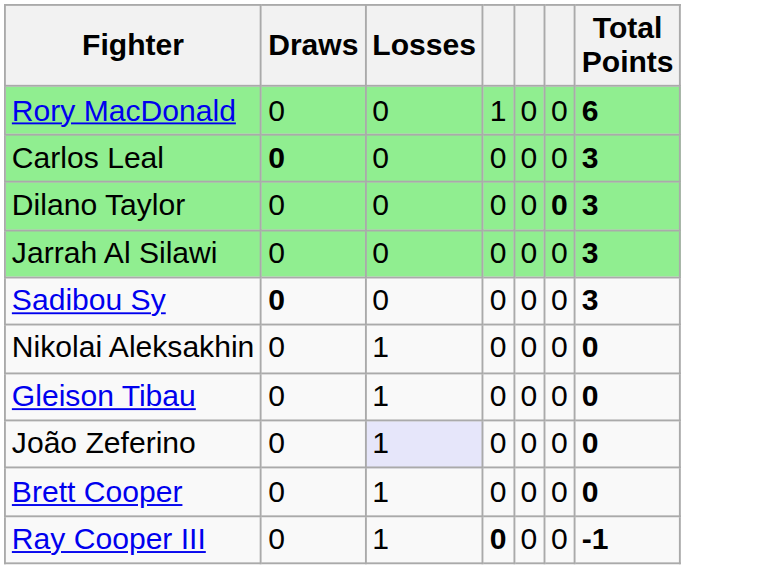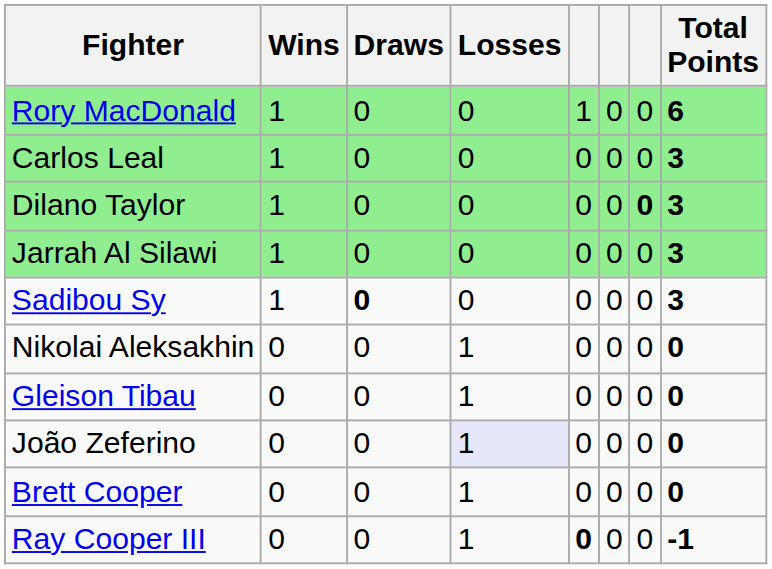+ column: (304, 45)
(277, 157) bold -> (362, 157) normal
